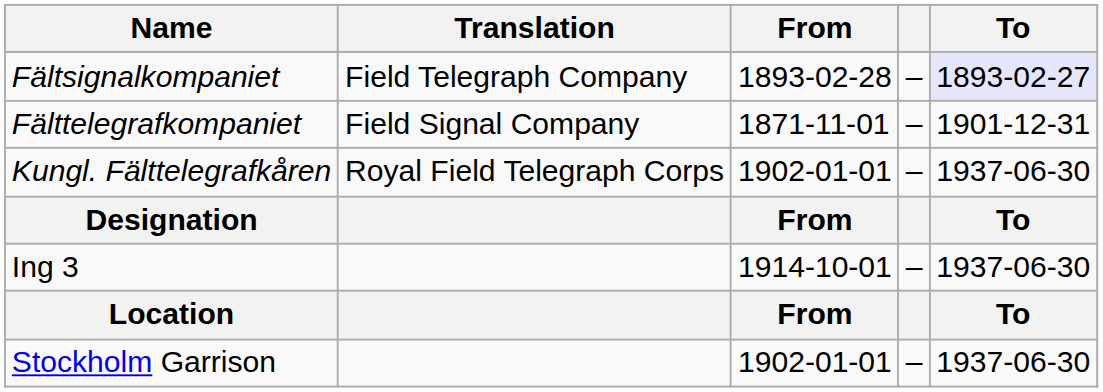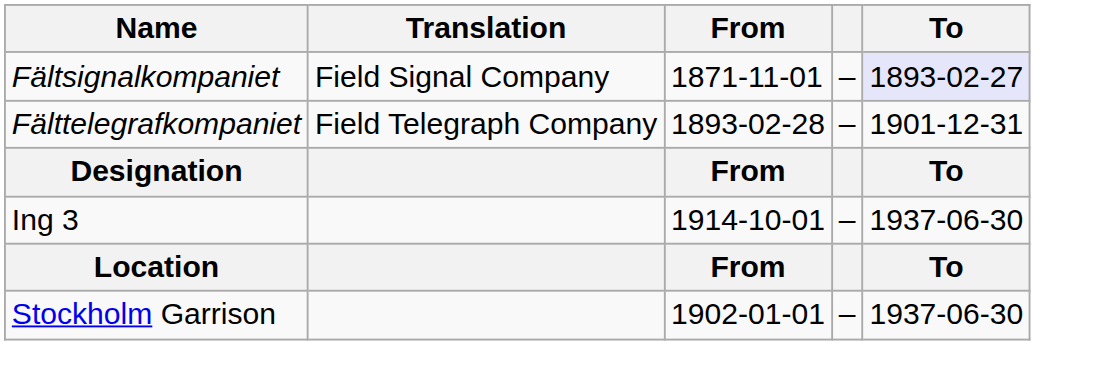(516, 76) Field Telegraph Company -> (462, 76) Field Signal Company
(815, 76) 1893-02-28 -> (747, 76) 1871-11-01
(492, 123) Field Signal Company -> (486, 123) Field Telegraph Company
(814, 123) 1871-11-01 -> (748, 123) 1893-02-28
- row: (172, 171)
